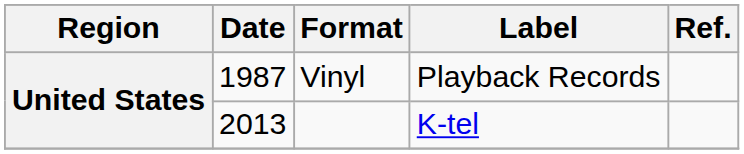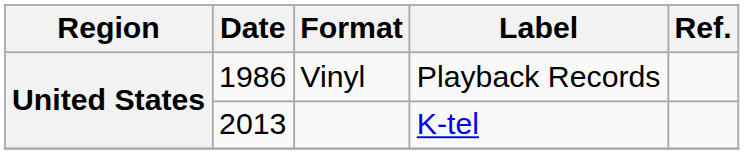(253, 76) 1987 -> (253, 76) 1986
